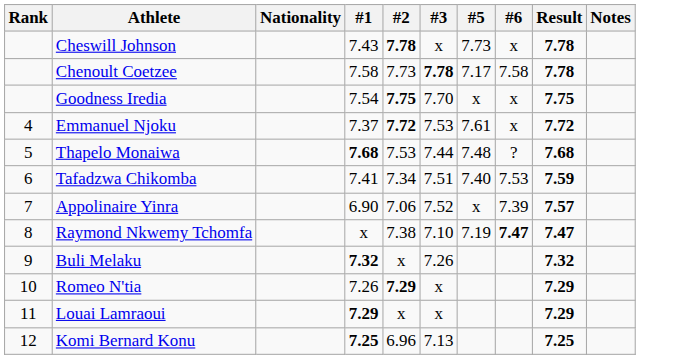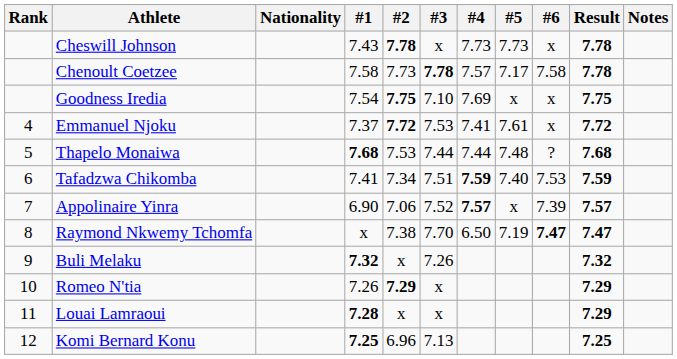+ column: (476, 17)
(439, 98) 7.70 -> (439, 98) 7.10
(439, 233) 7.10 -> (439, 233) 7.70
(364, 313) 7.29 -> (364, 313) 7.28
